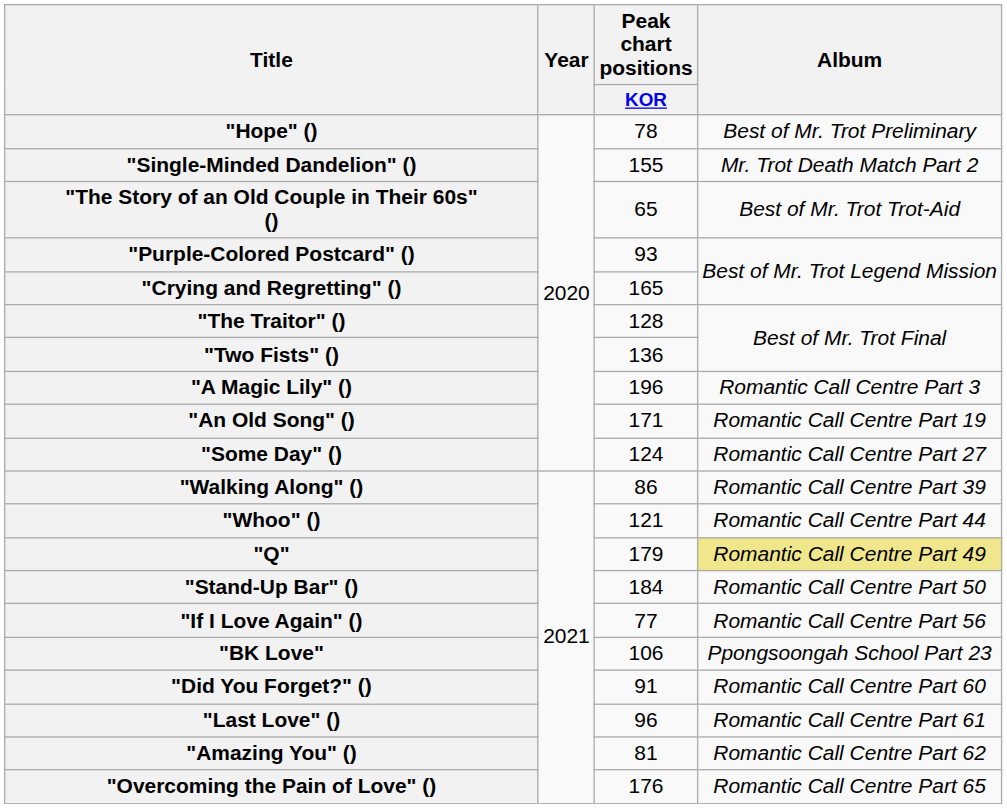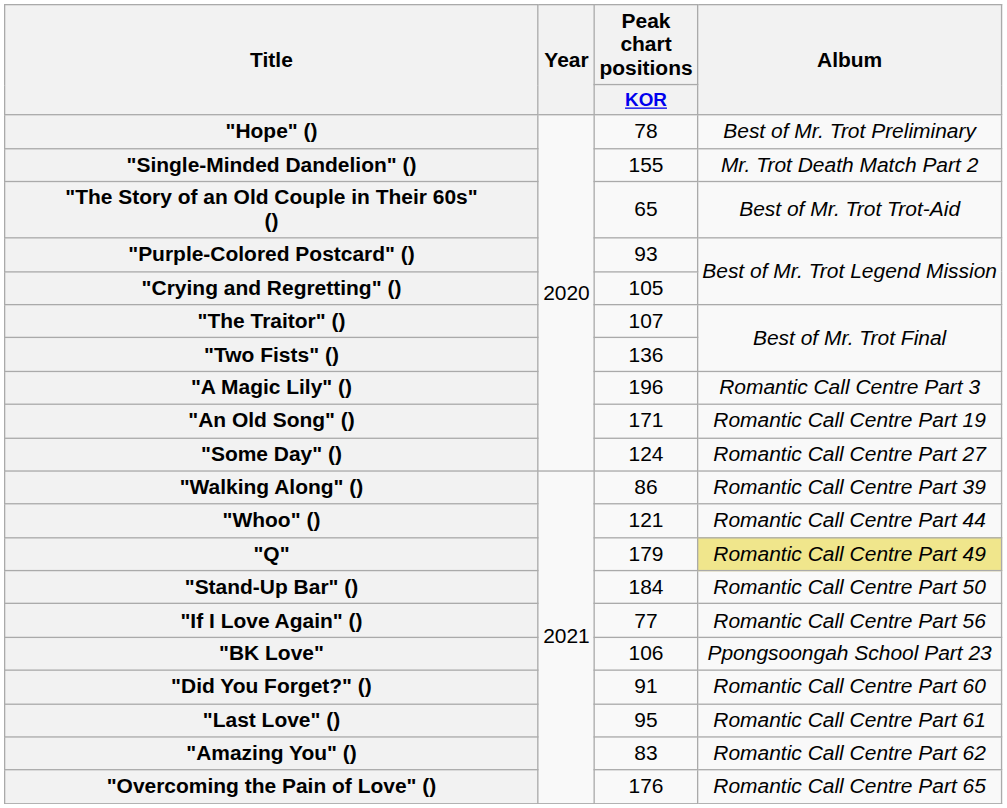(646, 287) 165 -> (646, 287) 105
(646, 321) 128 -> (646, 321) 107
(646, 720) 96 -> (646, 720) 95
(646, 753) 81 -> (646, 753) 83
